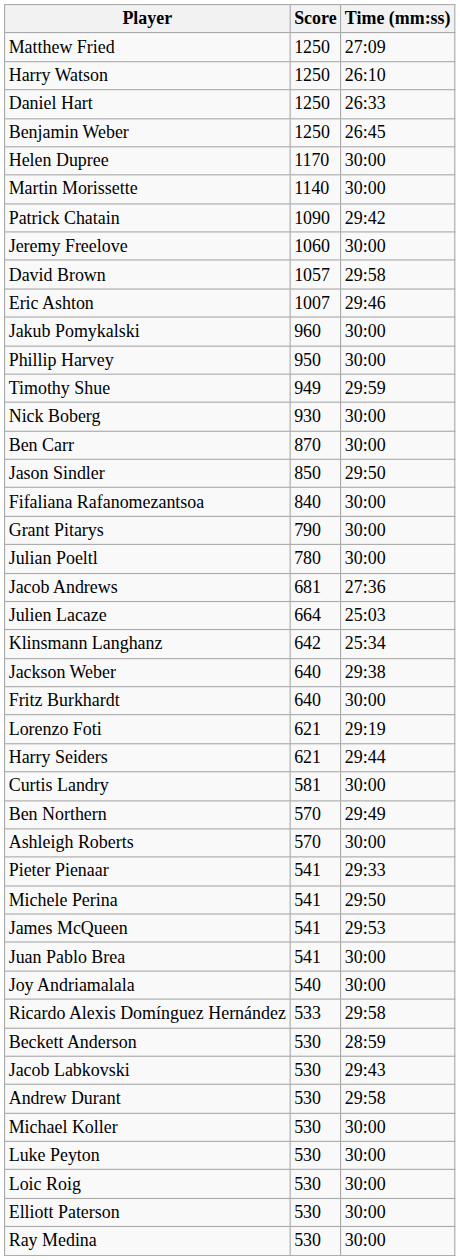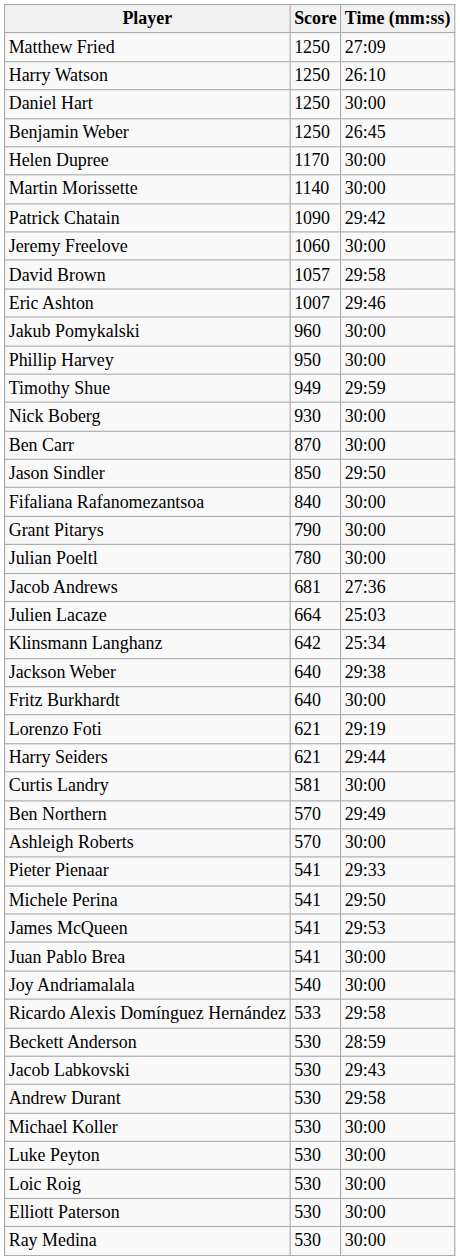(365, 103) 26:33 -> (365, 103) 30:00
